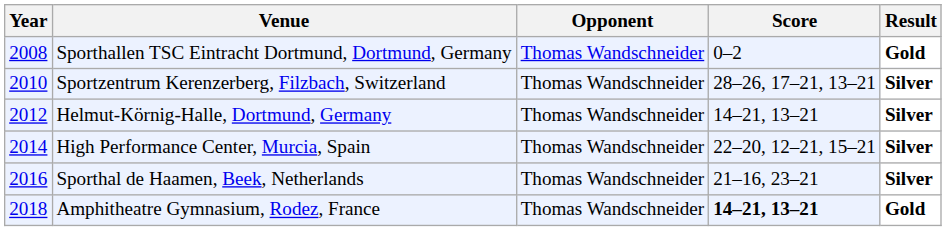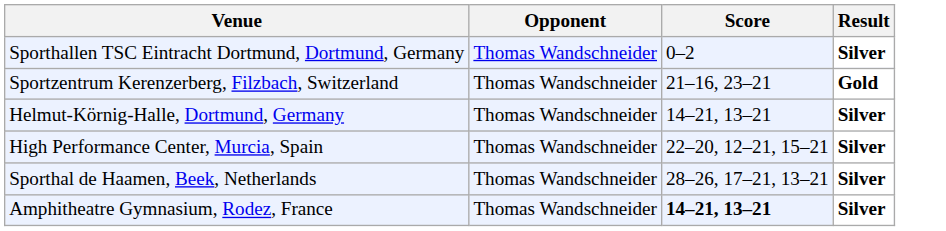- column: (28, 20)
(905, 52) Gold -> (862, 52) Silver
(795, 83) 28–26, 17–21, 13–21 -> (719, 83) 21–16, 23–21
(909, 83) Silver -> (858, 83) Gold
(766, 178) 21–16, 23–21 -> (747, 178) 28–26, 17–21, 13–21
(905, 210) Gold -> (862, 210) Silver
